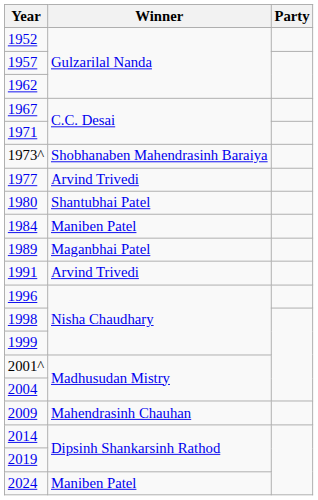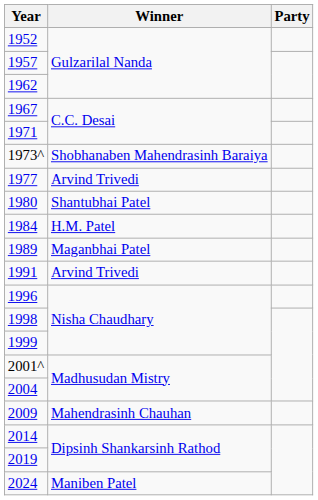(94, 226) Maniben Patel -> (83, 226) H.M. Patel
